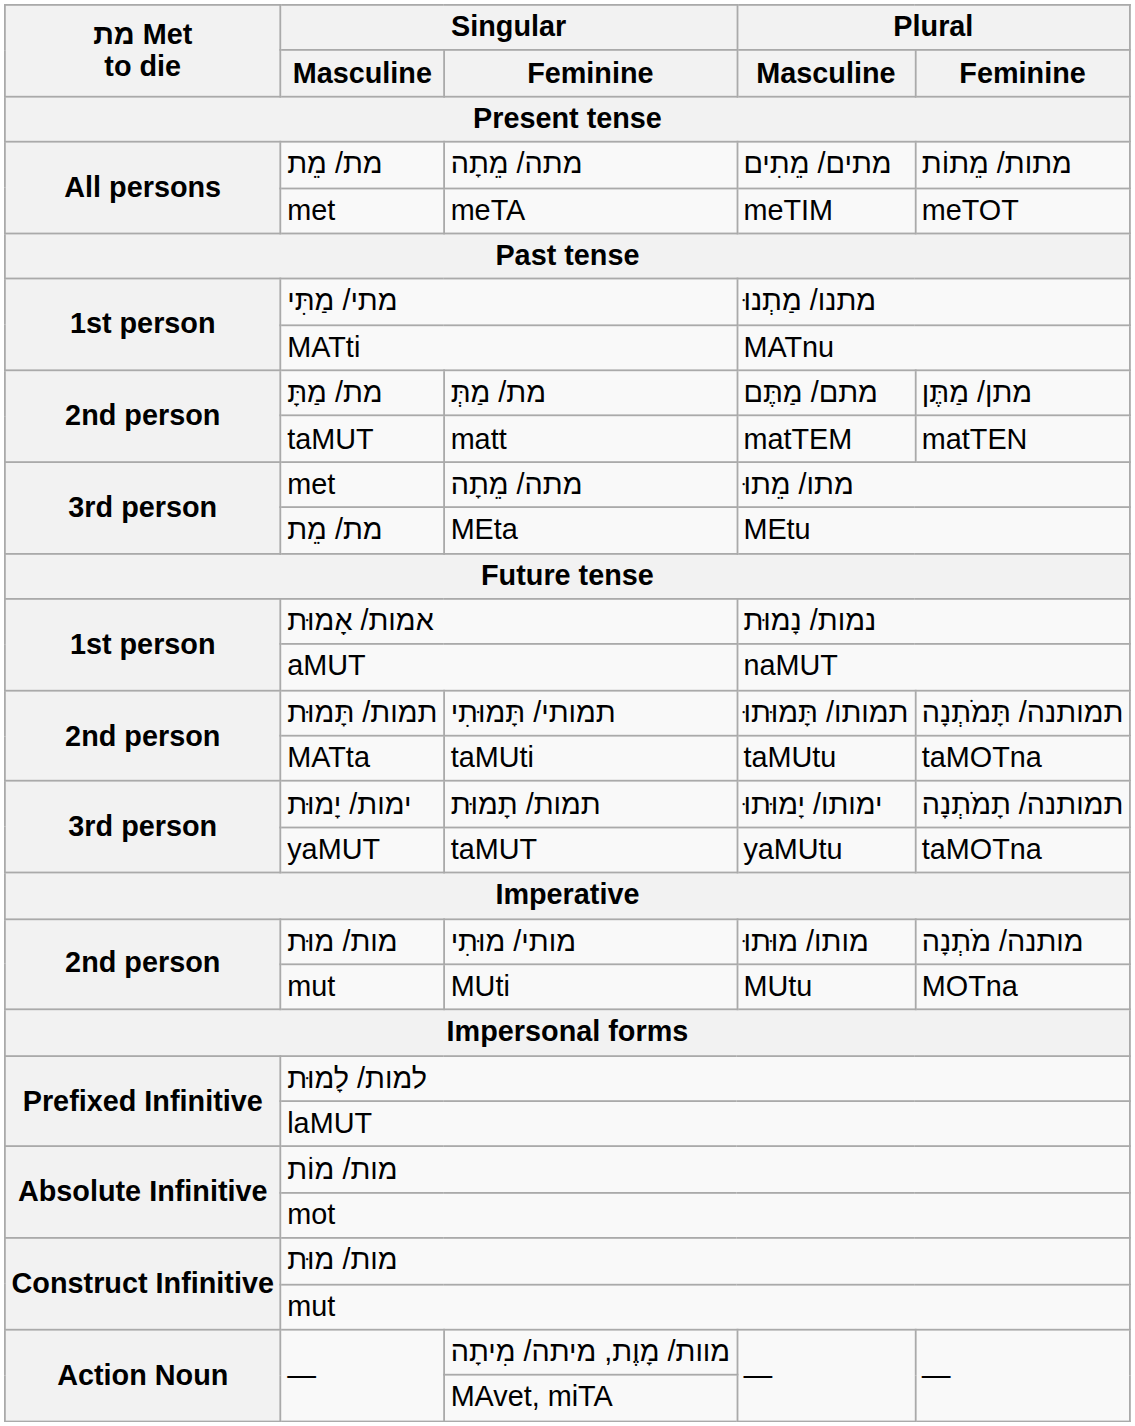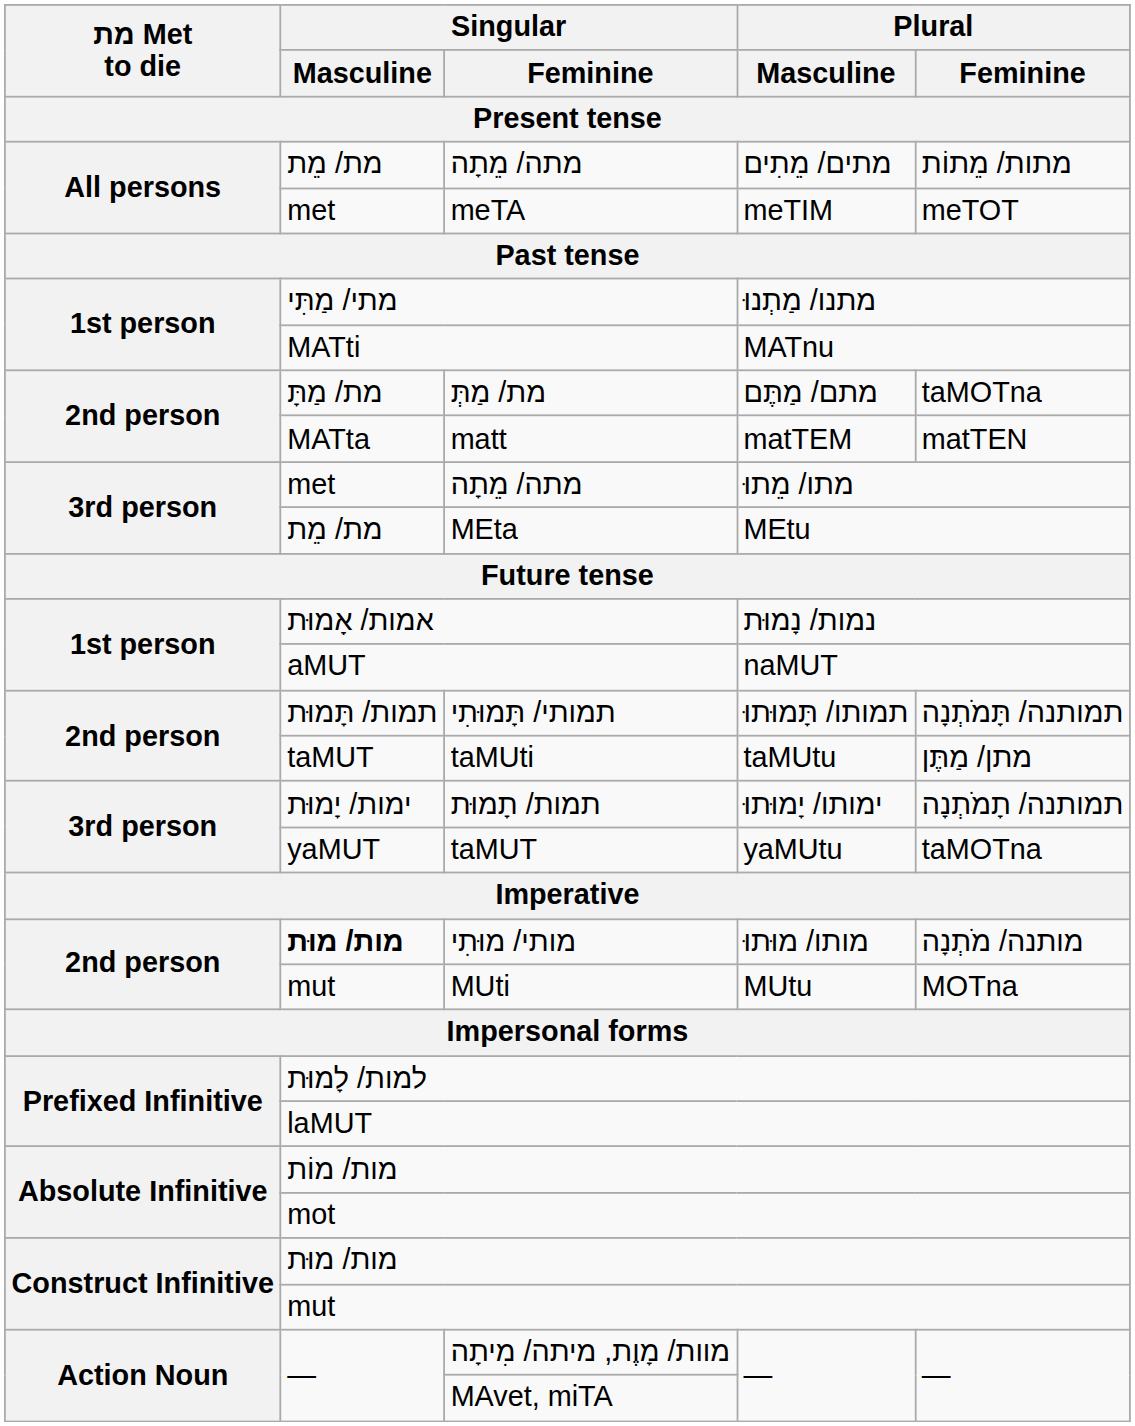(977, 392) מתן/ מַתֶּן -> (982, 392) taMOTna
(330, 438) taMUT -> (329, 438) MATta
(329, 758) MATta -> (330, 758) taMUT
(982, 758) taMOTna -> (977, 758) מתן/ מַתֶּן
(342, 940) normal -> (345, 940) bold
